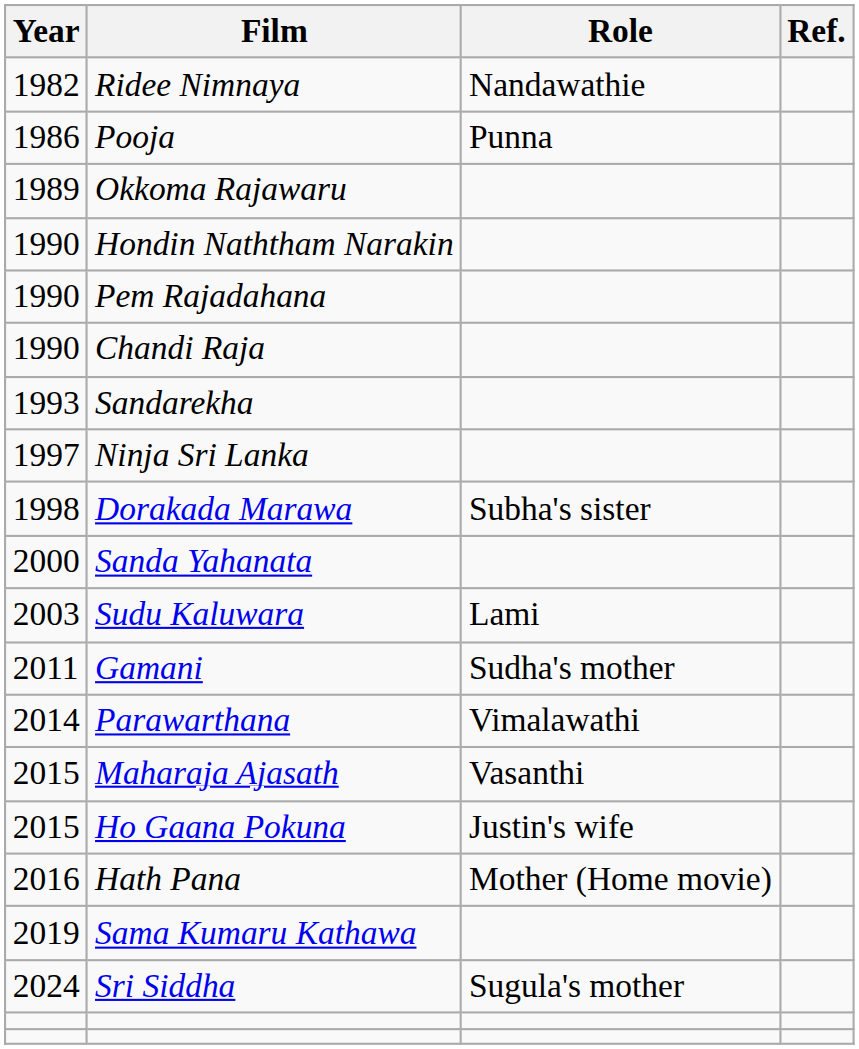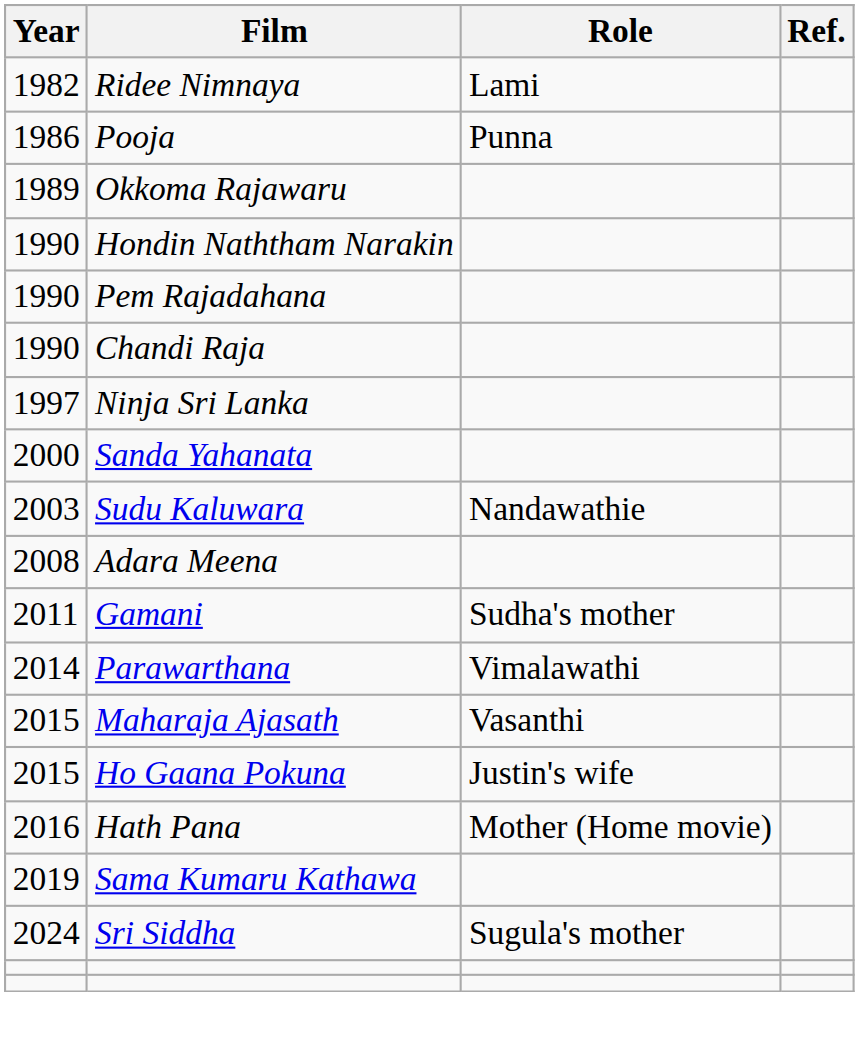(557, 84) Nandawathie -> (504, 84) Lami
- row: (46, 402)
- row: (46, 508)
(504, 614) Lami -> (557, 508) Nandawathie
+ row: (46, 561)
